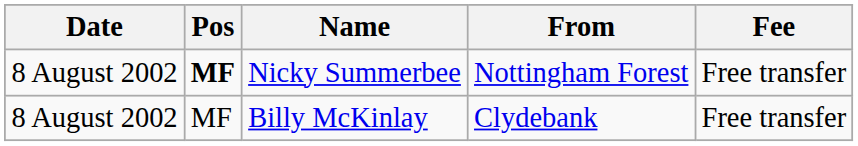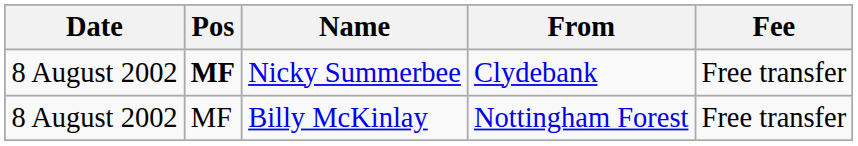(581, 72) Nottingham Forest -> (536, 72) Clydebank
(536, 117) Clydebank -> (581, 117) Nottingham Forest
